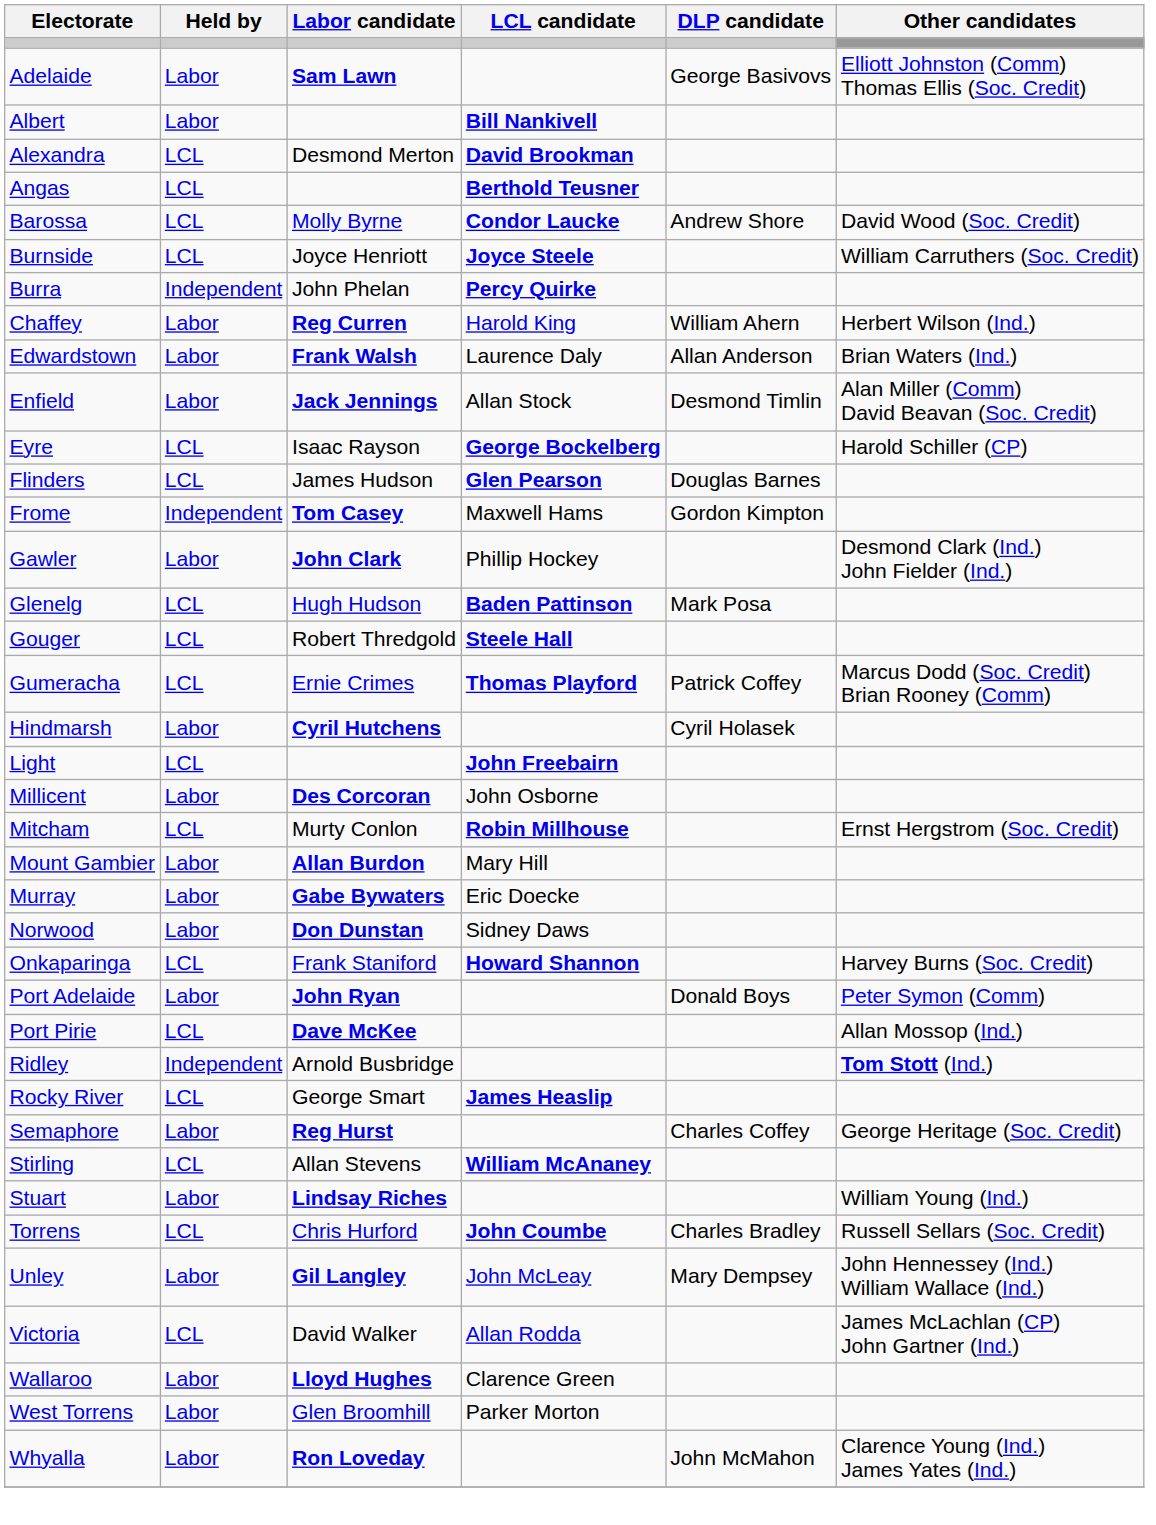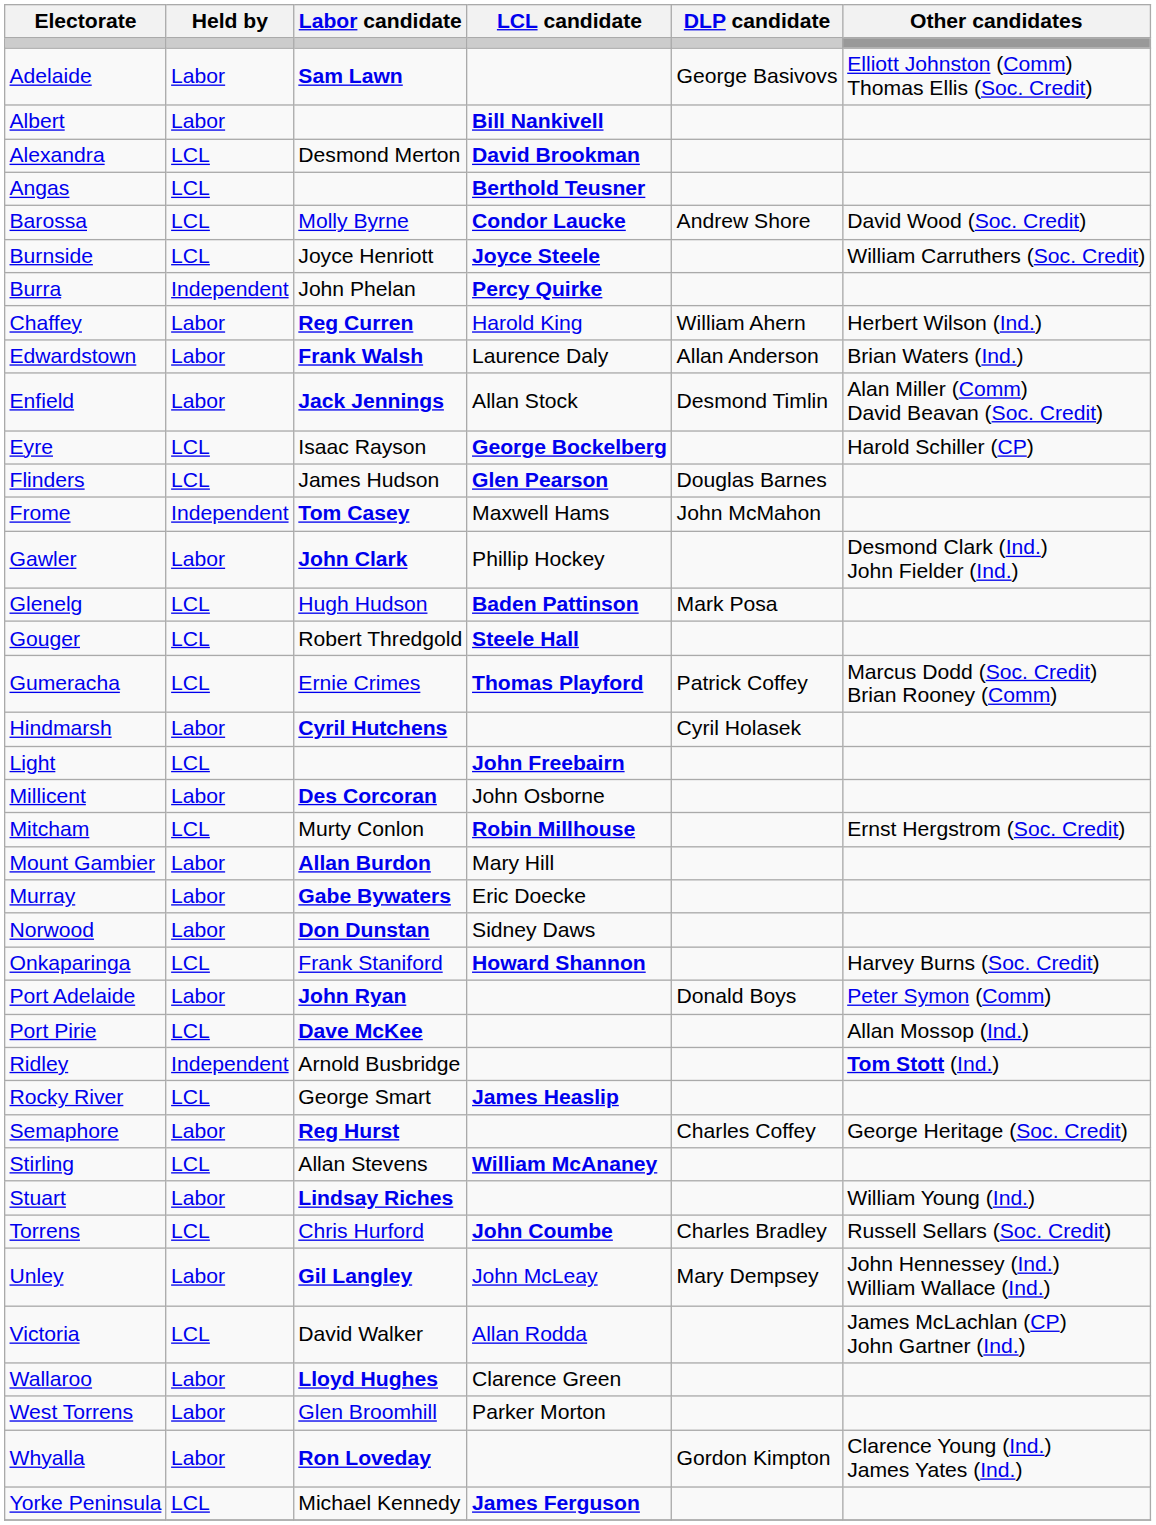(747, 513) Gordon Kimpton -> (749, 513) John McMahon
(743, 1458) John McMahon -> (754, 1458) Gordon Kimpton
+ row: (85, 1503)
